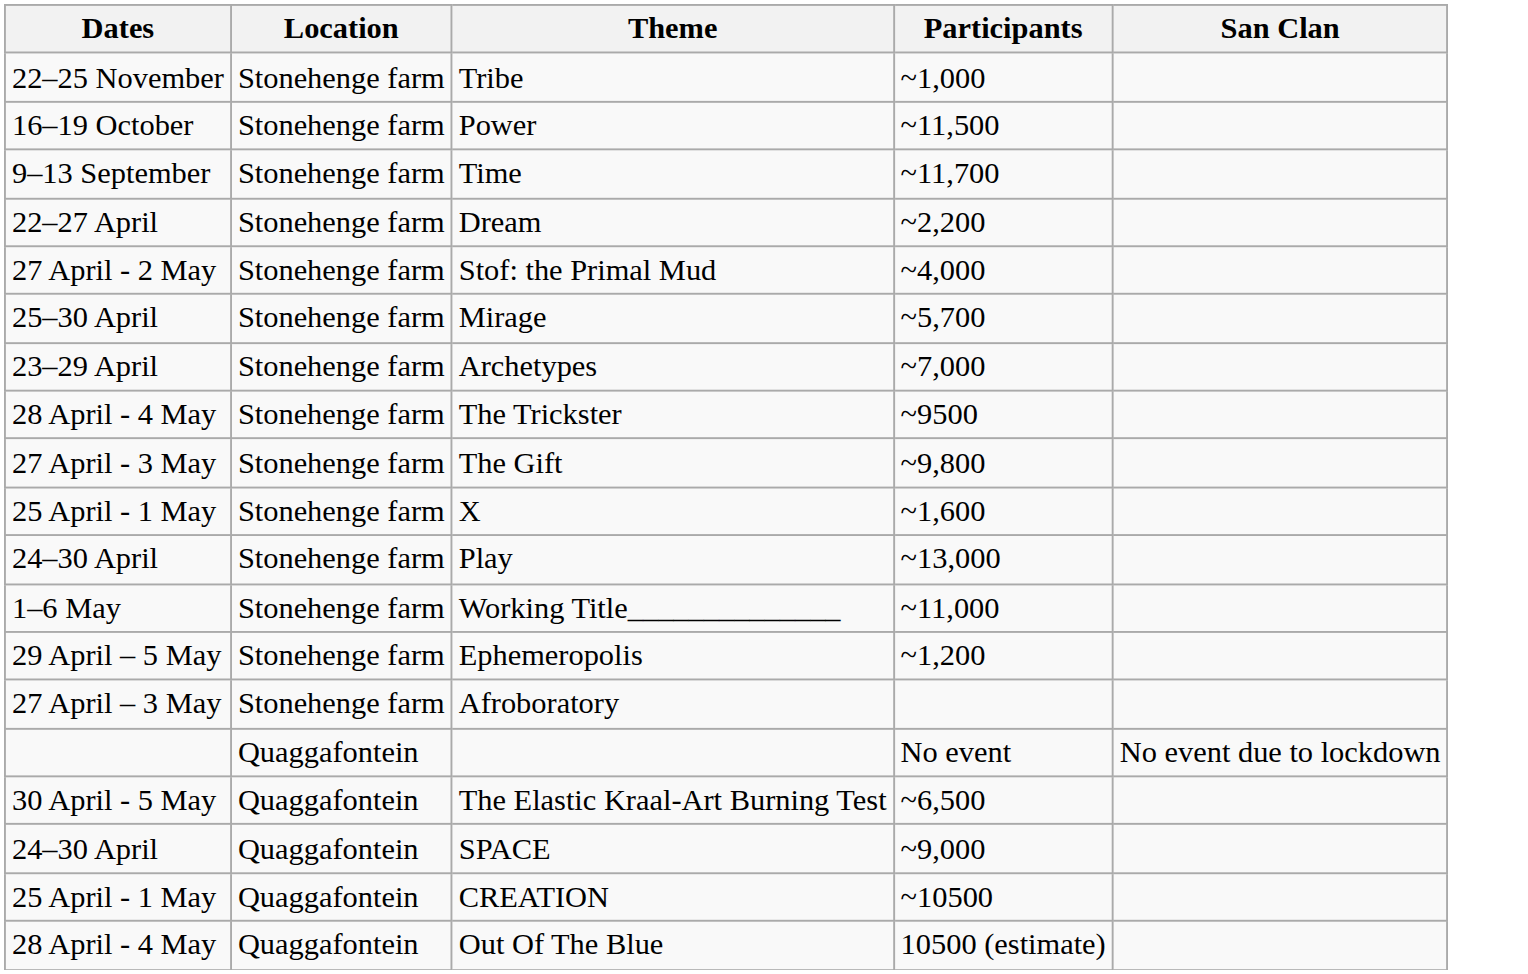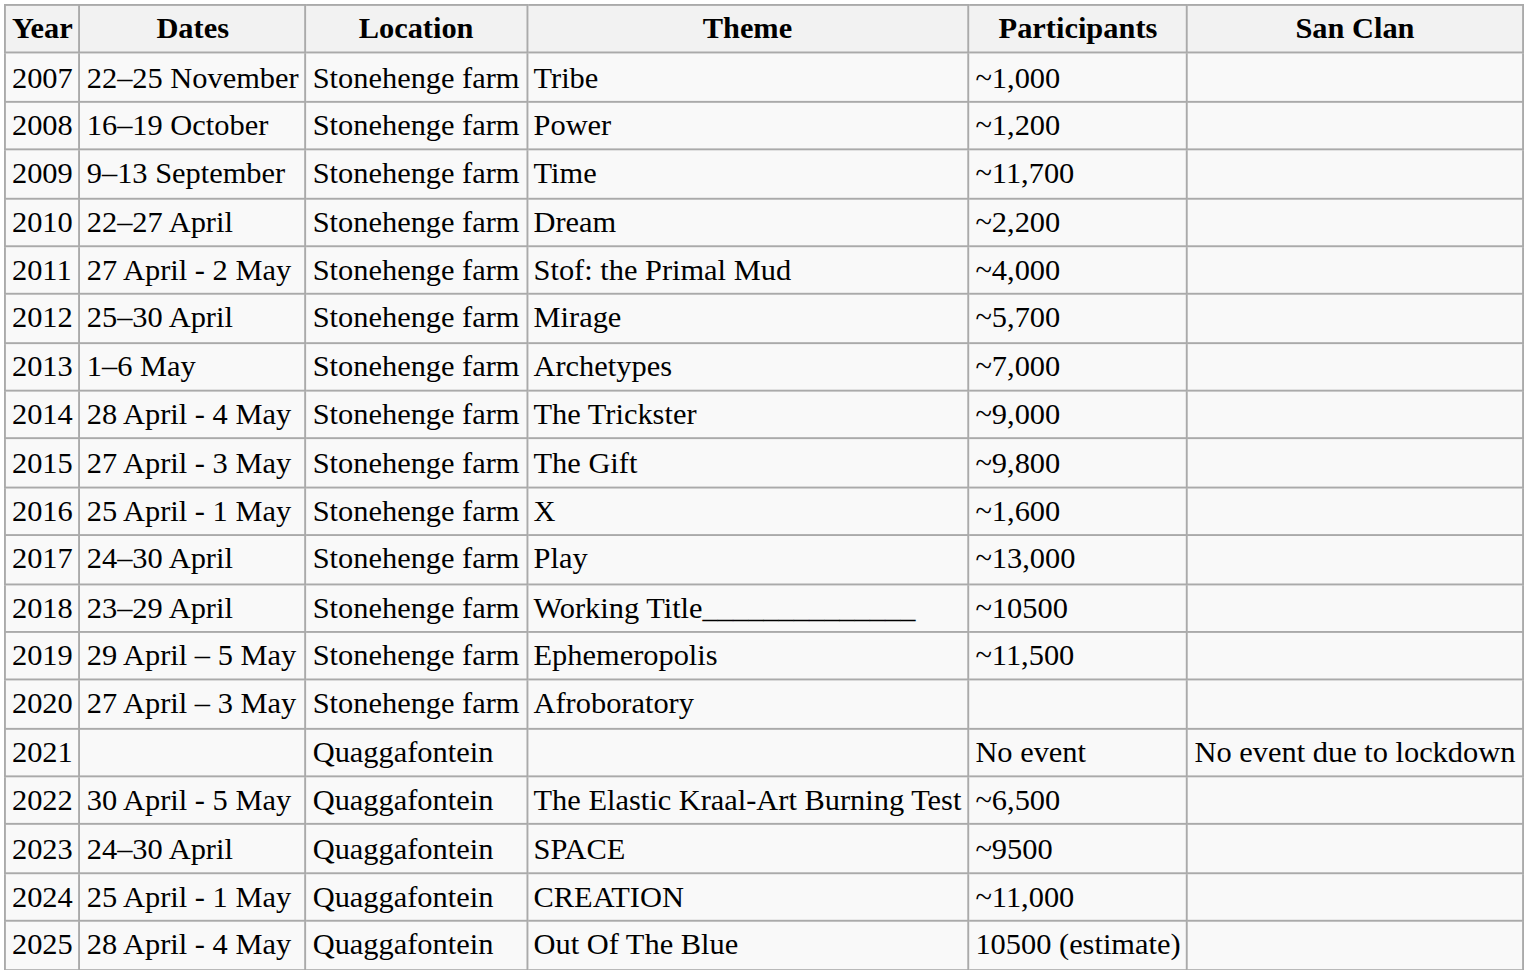+ column: (42, 28)
(950, 125) ~11,500 -> (1018, 125) ~1,200
(85, 366) 23–29 April -> (141, 366) 1–6 May
(939, 414) ~9500 -> (1018, 414) ~9,000
(66, 607) 1–6 May -> (160, 607) 23–29 April
(950, 607) ~11,000 -> (1022, 607) ~10500
(943, 655) ~1,200 -> (1025, 655) ~11,500
(943, 848) ~9,000 -> (1014, 848) ~9500
(947, 896) ~10500 -> (1025, 896) ~11,000
